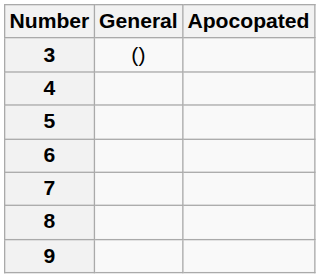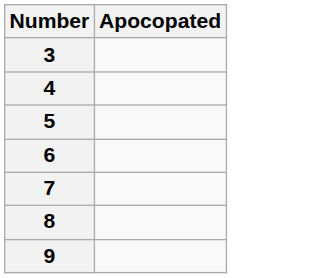- column: (138, 21)
